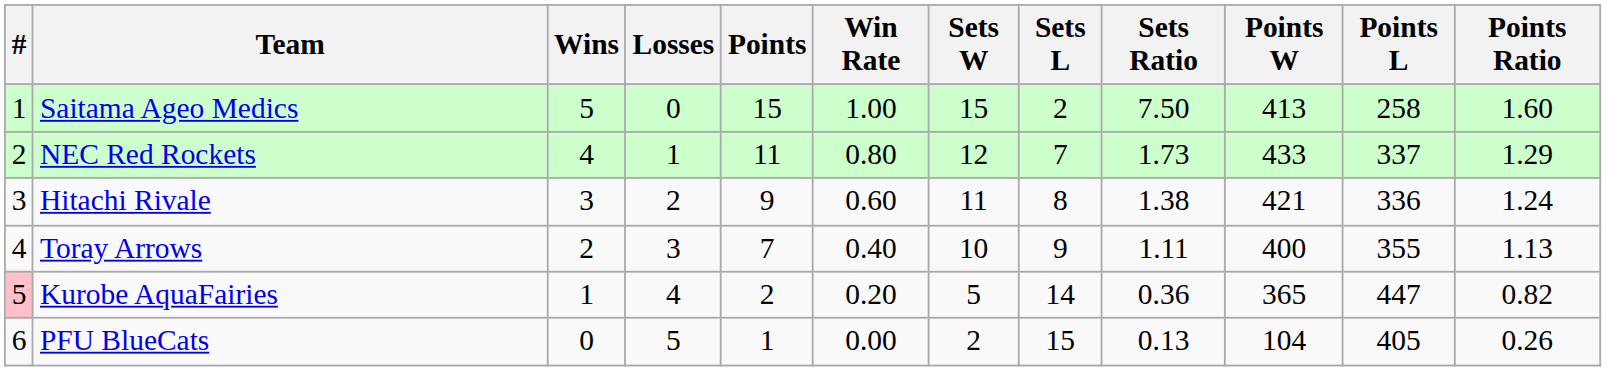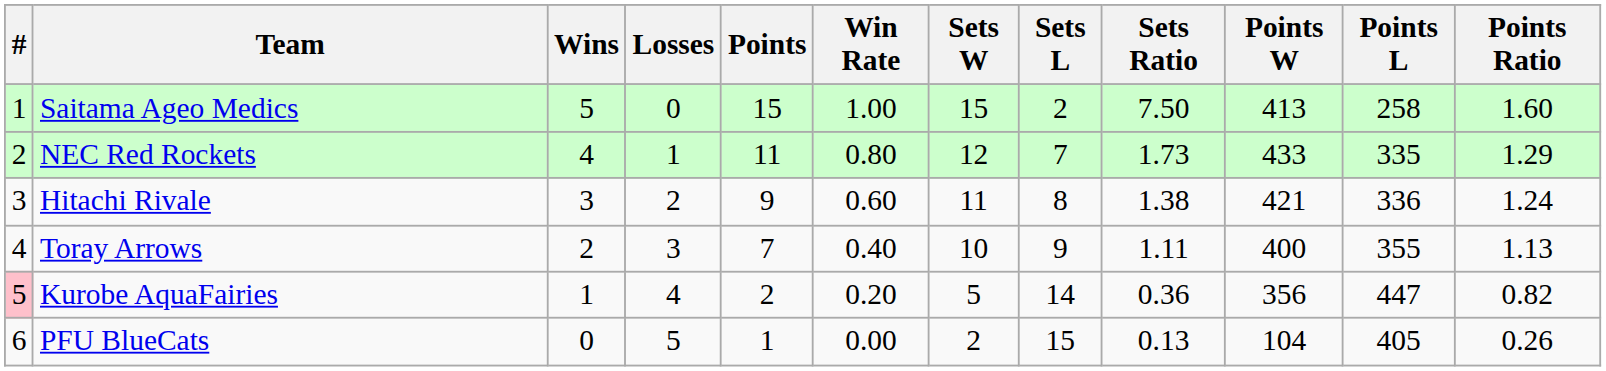(1399, 154) 337 -> (1399, 154) 335
(1284, 294) 365 -> (1284, 294) 356
